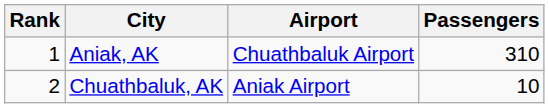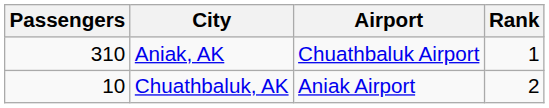columns swapped: (35, 20) <-> (481, 20)
